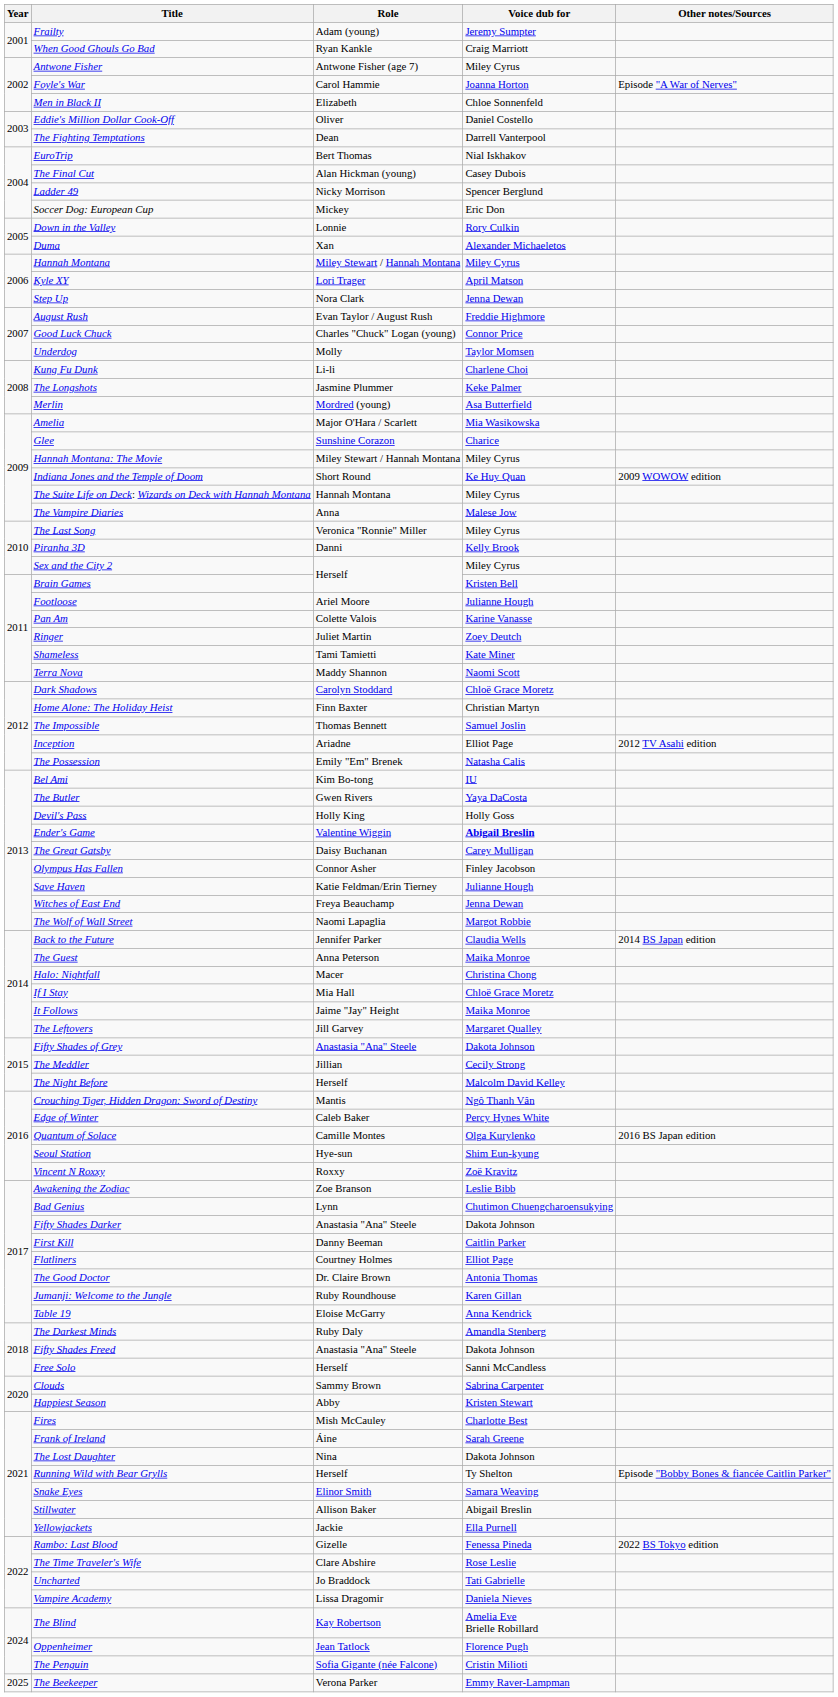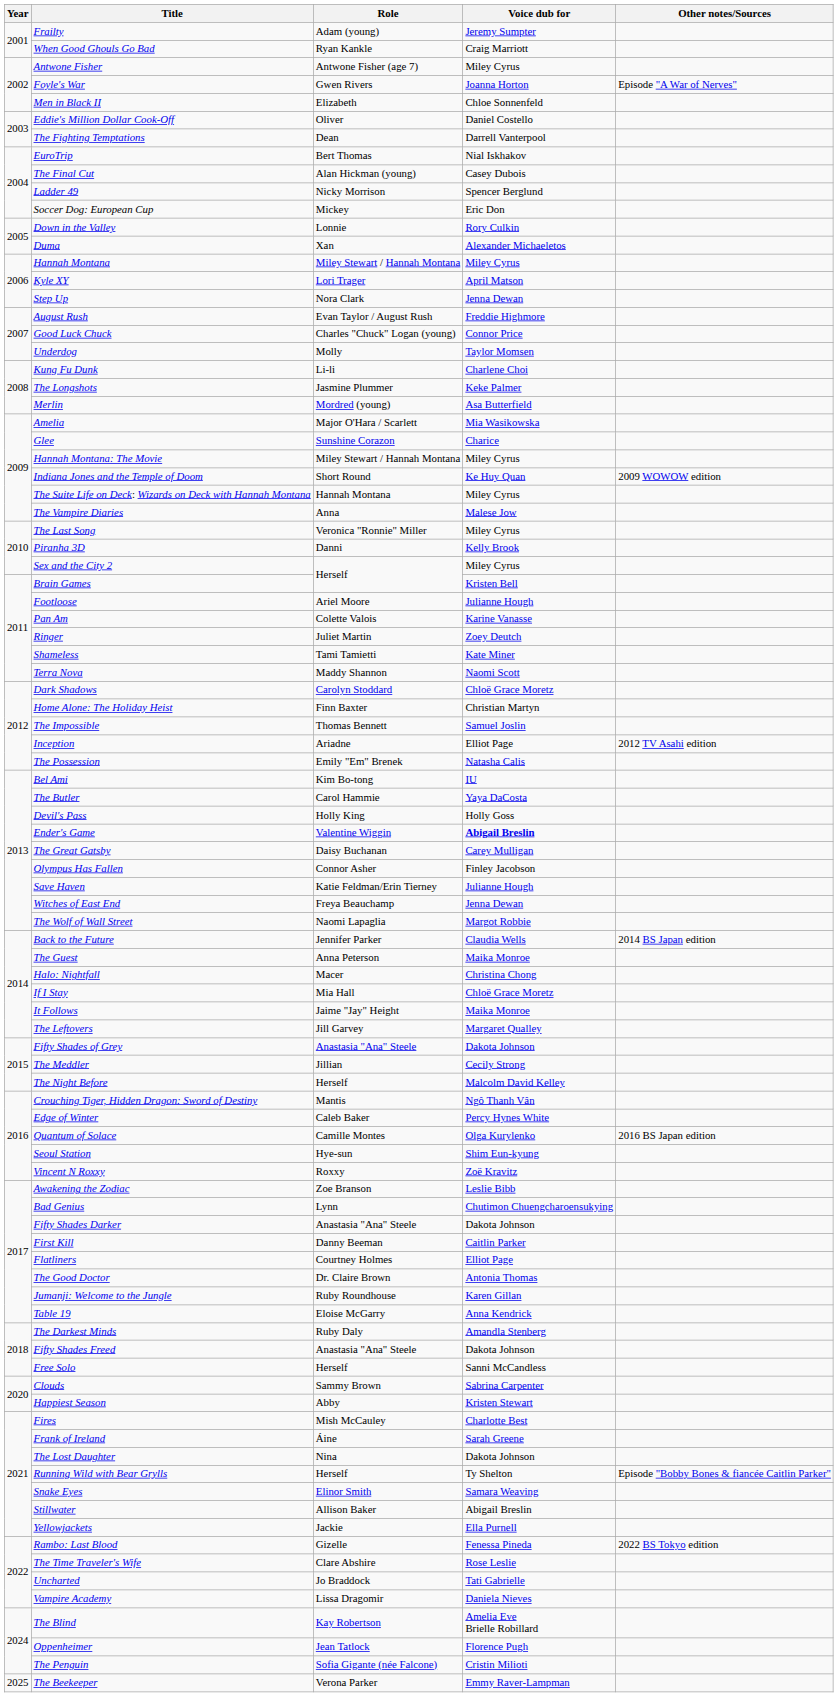(348, 85) Carol Hammie -> (344, 85) Gwen Rivers
(344, 797) Gwen Rivers -> (348, 797) Carol Hammie
